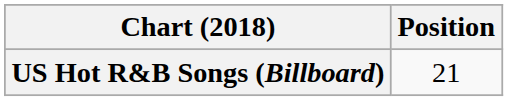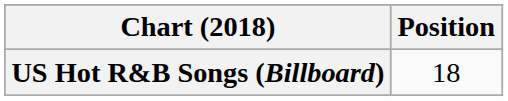(446, 71) 21 -> (446, 71) 18
